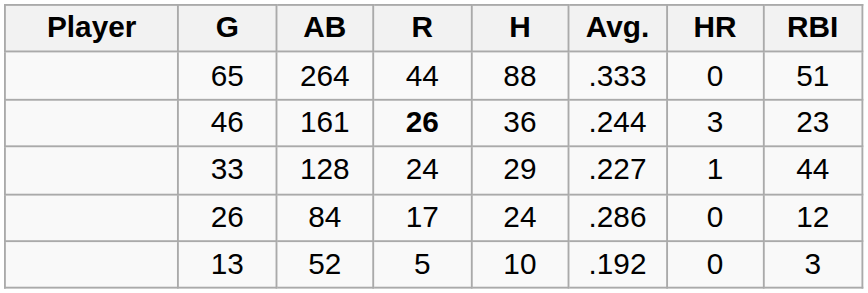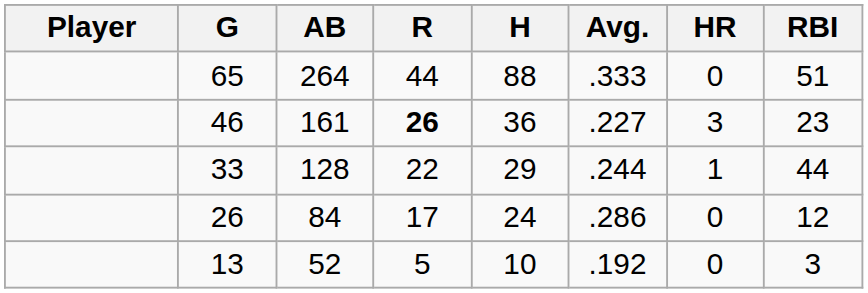(617, 122) .244 -> (617, 122) .227
(422, 169) 24 -> (422, 169) 22
(617, 169) .227 -> (617, 169) .244
